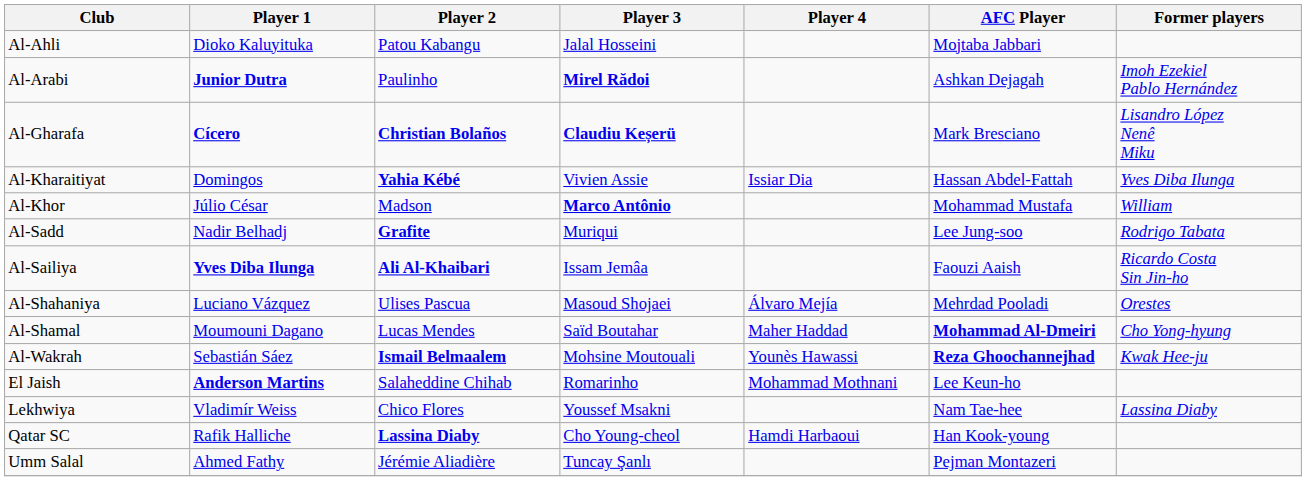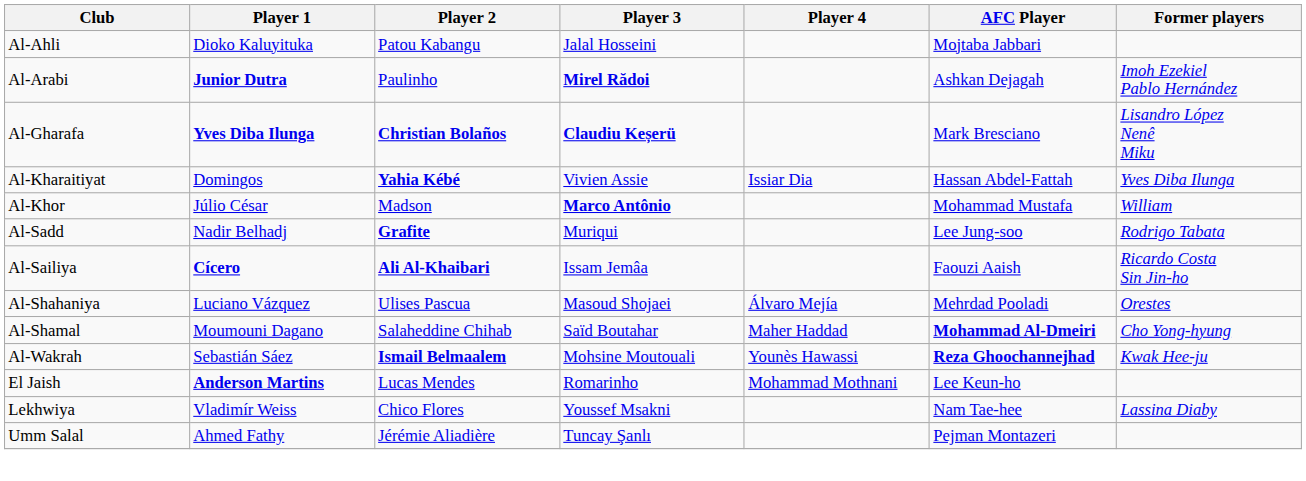(217, 134) Cícero -> (254, 134) Yves Diba Ilunga
(254, 267) Yves Diba Ilunga -> (217, 267) Cícero
(426, 330) Lucas Mendes -> (445, 330) Salaheddine Chihab
(445, 382) Salaheddine Chihab -> (426, 382) Lucas Mendes
- row: (39, 435)
